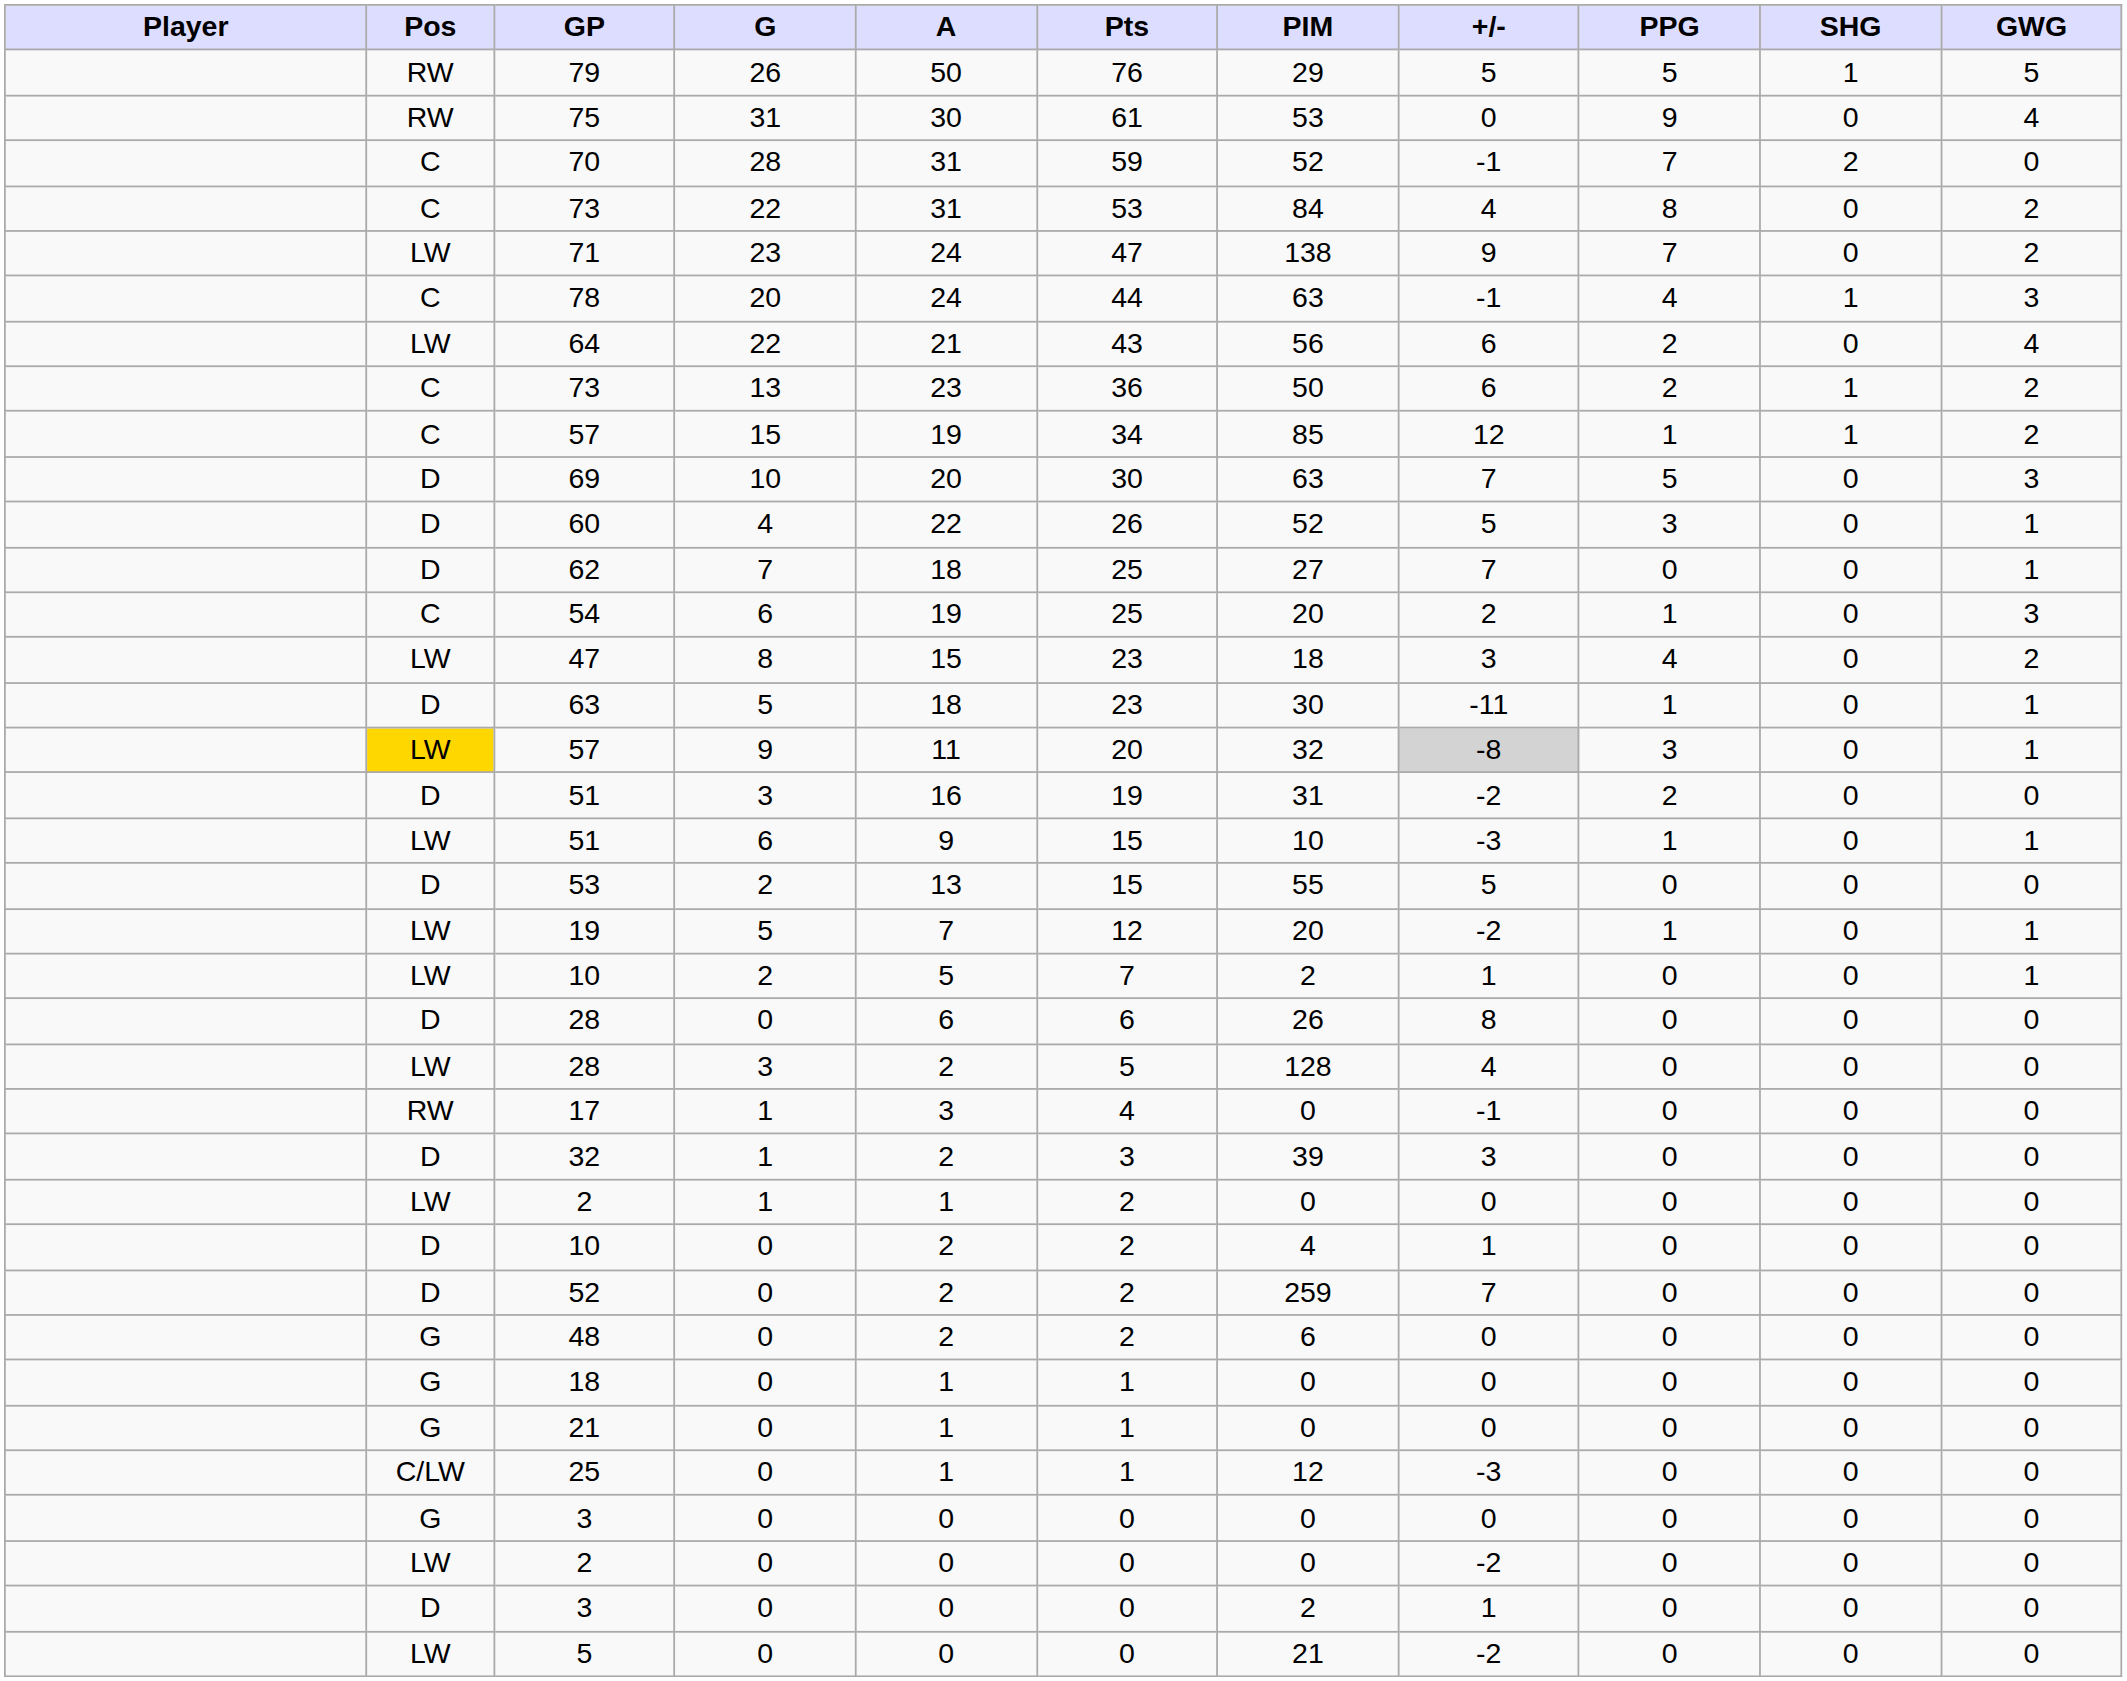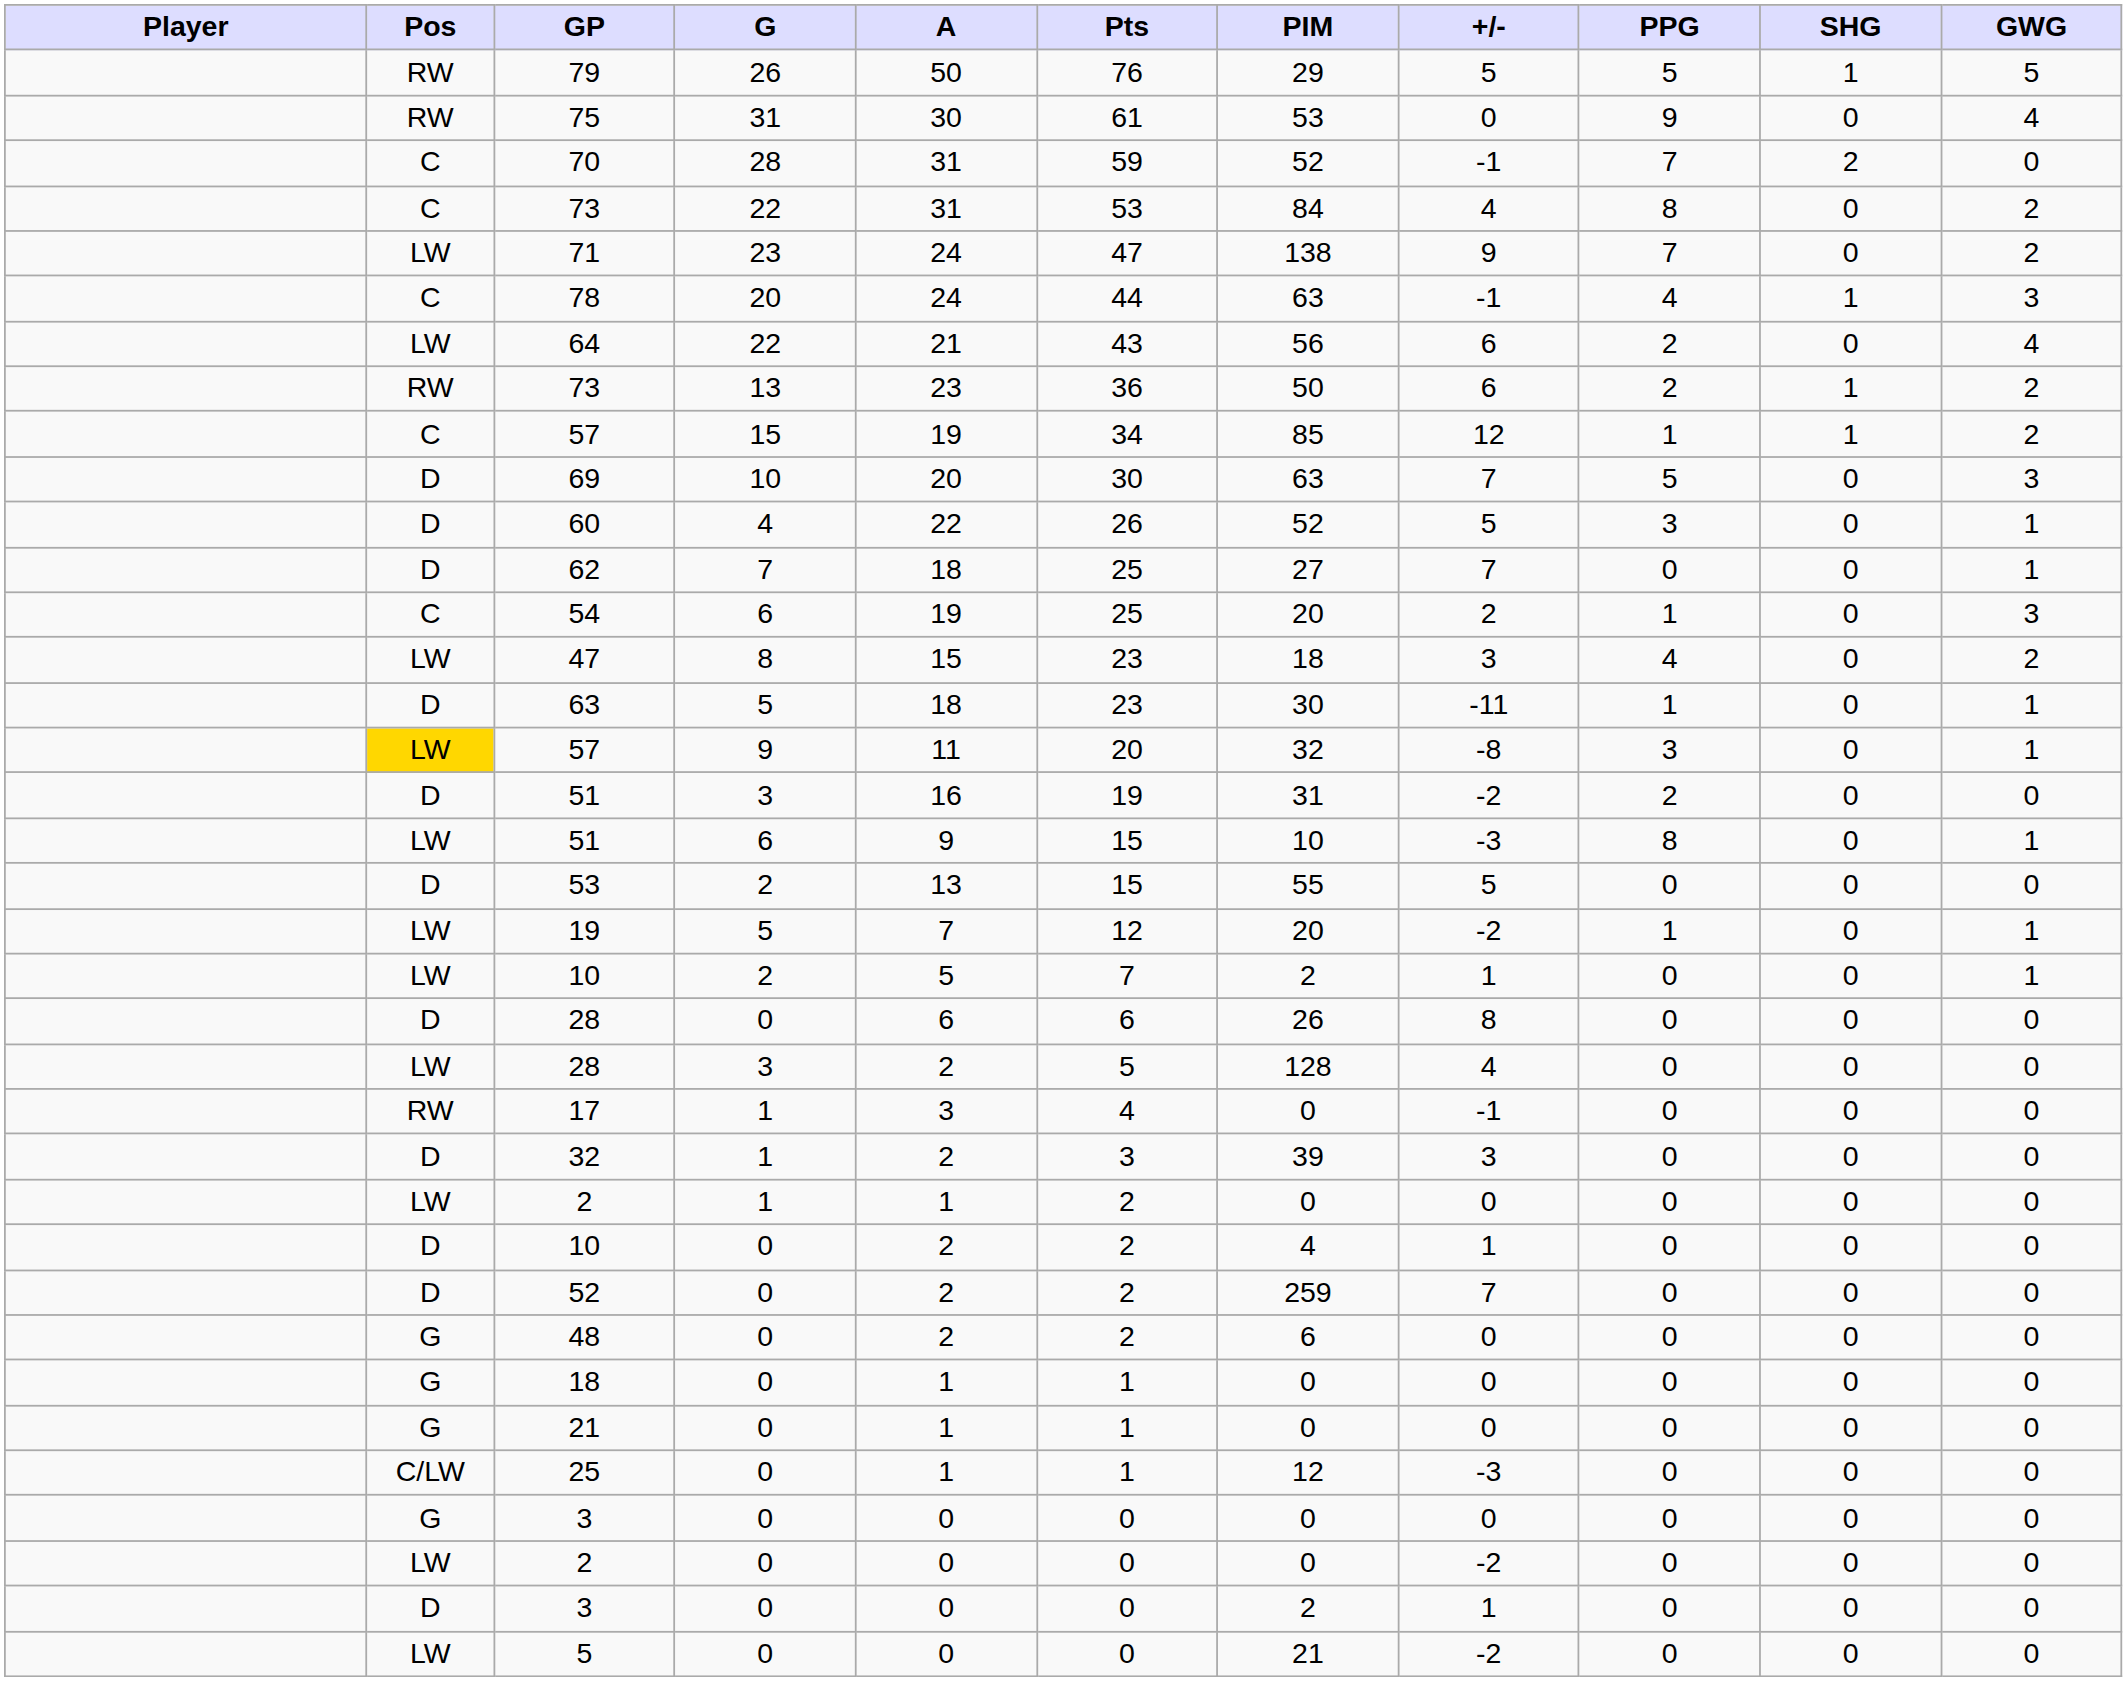(430, 388) C -> (430, 388) RW
(1489, 749) lightgrey background -> (1489, 749) no background
(1670, 840) 1 -> (1670, 840) 8
